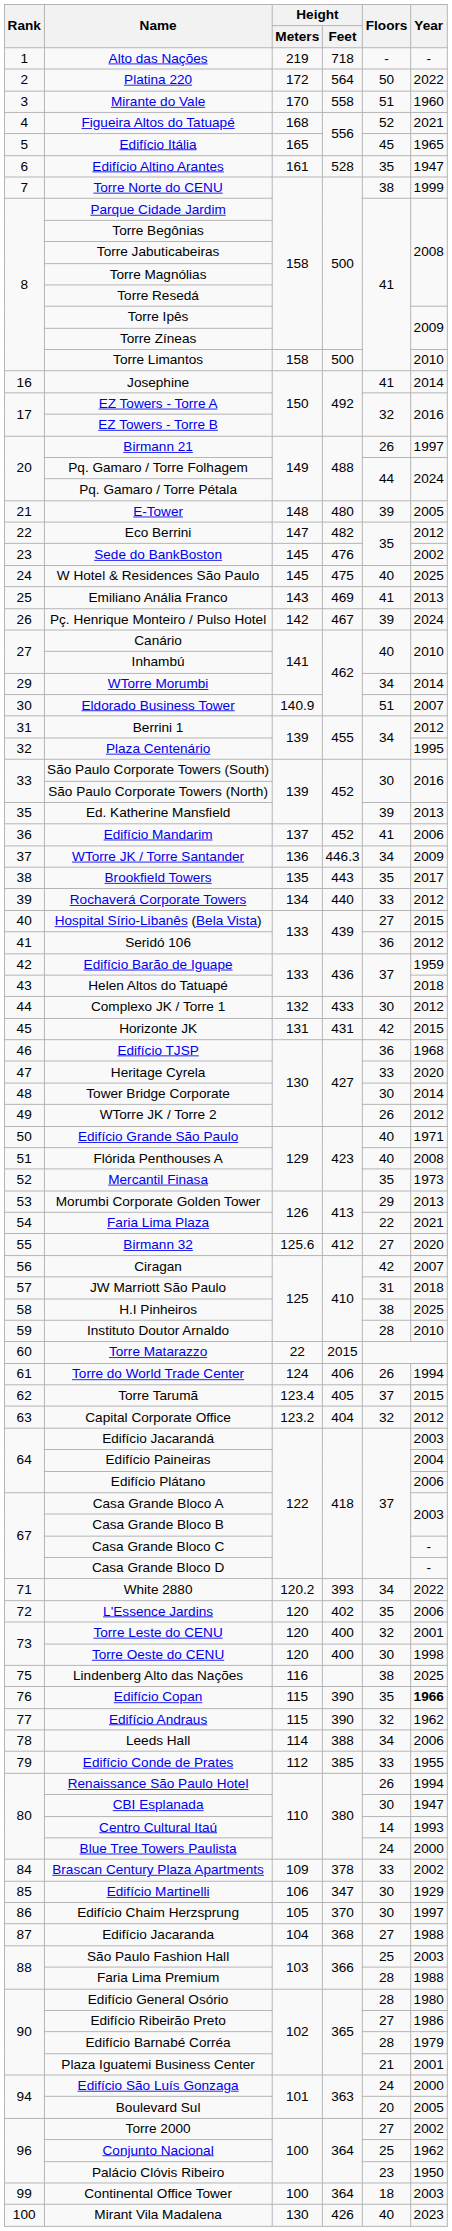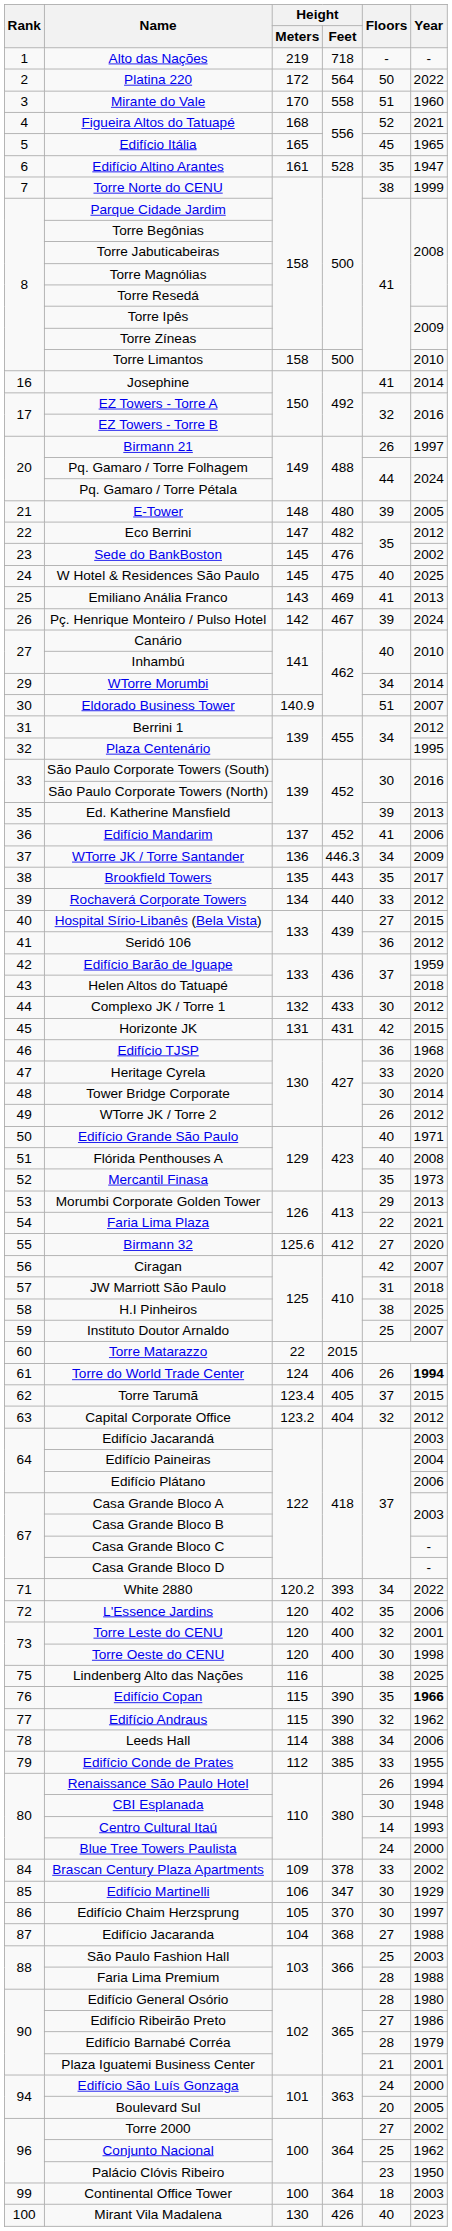(387, 1330) 28 -> (387, 1330) 25
(429, 1330) 2010 -> (429, 1330) 2007
(429, 1374) normal -> (429, 1374) bold
(429, 1805) 1947 -> (429, 1805) 1948
